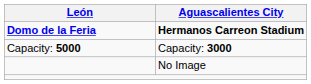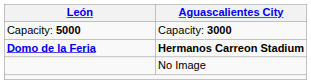rows swapped: (231, 30) <-> (195, 48)
